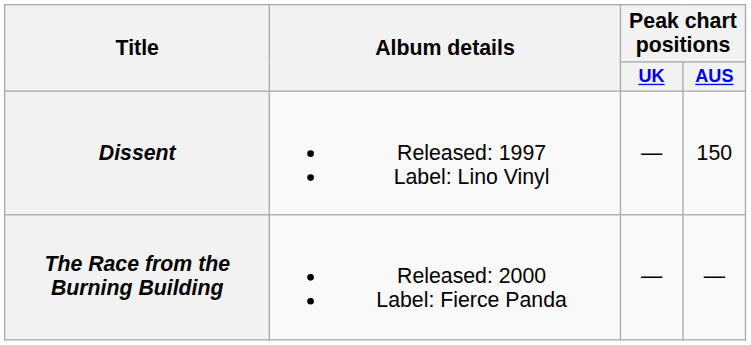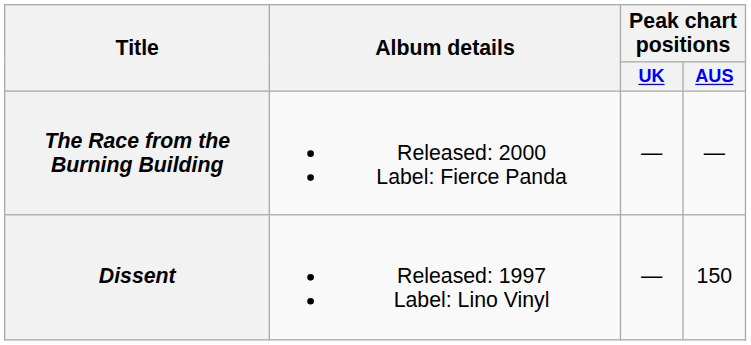rows swapped: (137, 152) <-> (137, 276)
